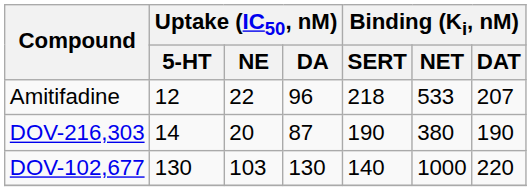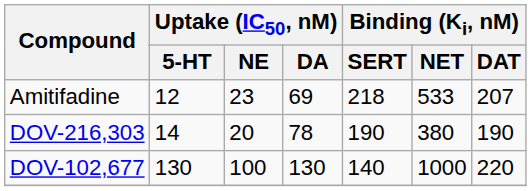(242, 97) 22 -> (242, 97) 23
(301, 97) 96 -> (301, 97) 69
(301, 132) 87 -> (301, 132) 78
(248, 167) 103 -> (248, 167) 100
